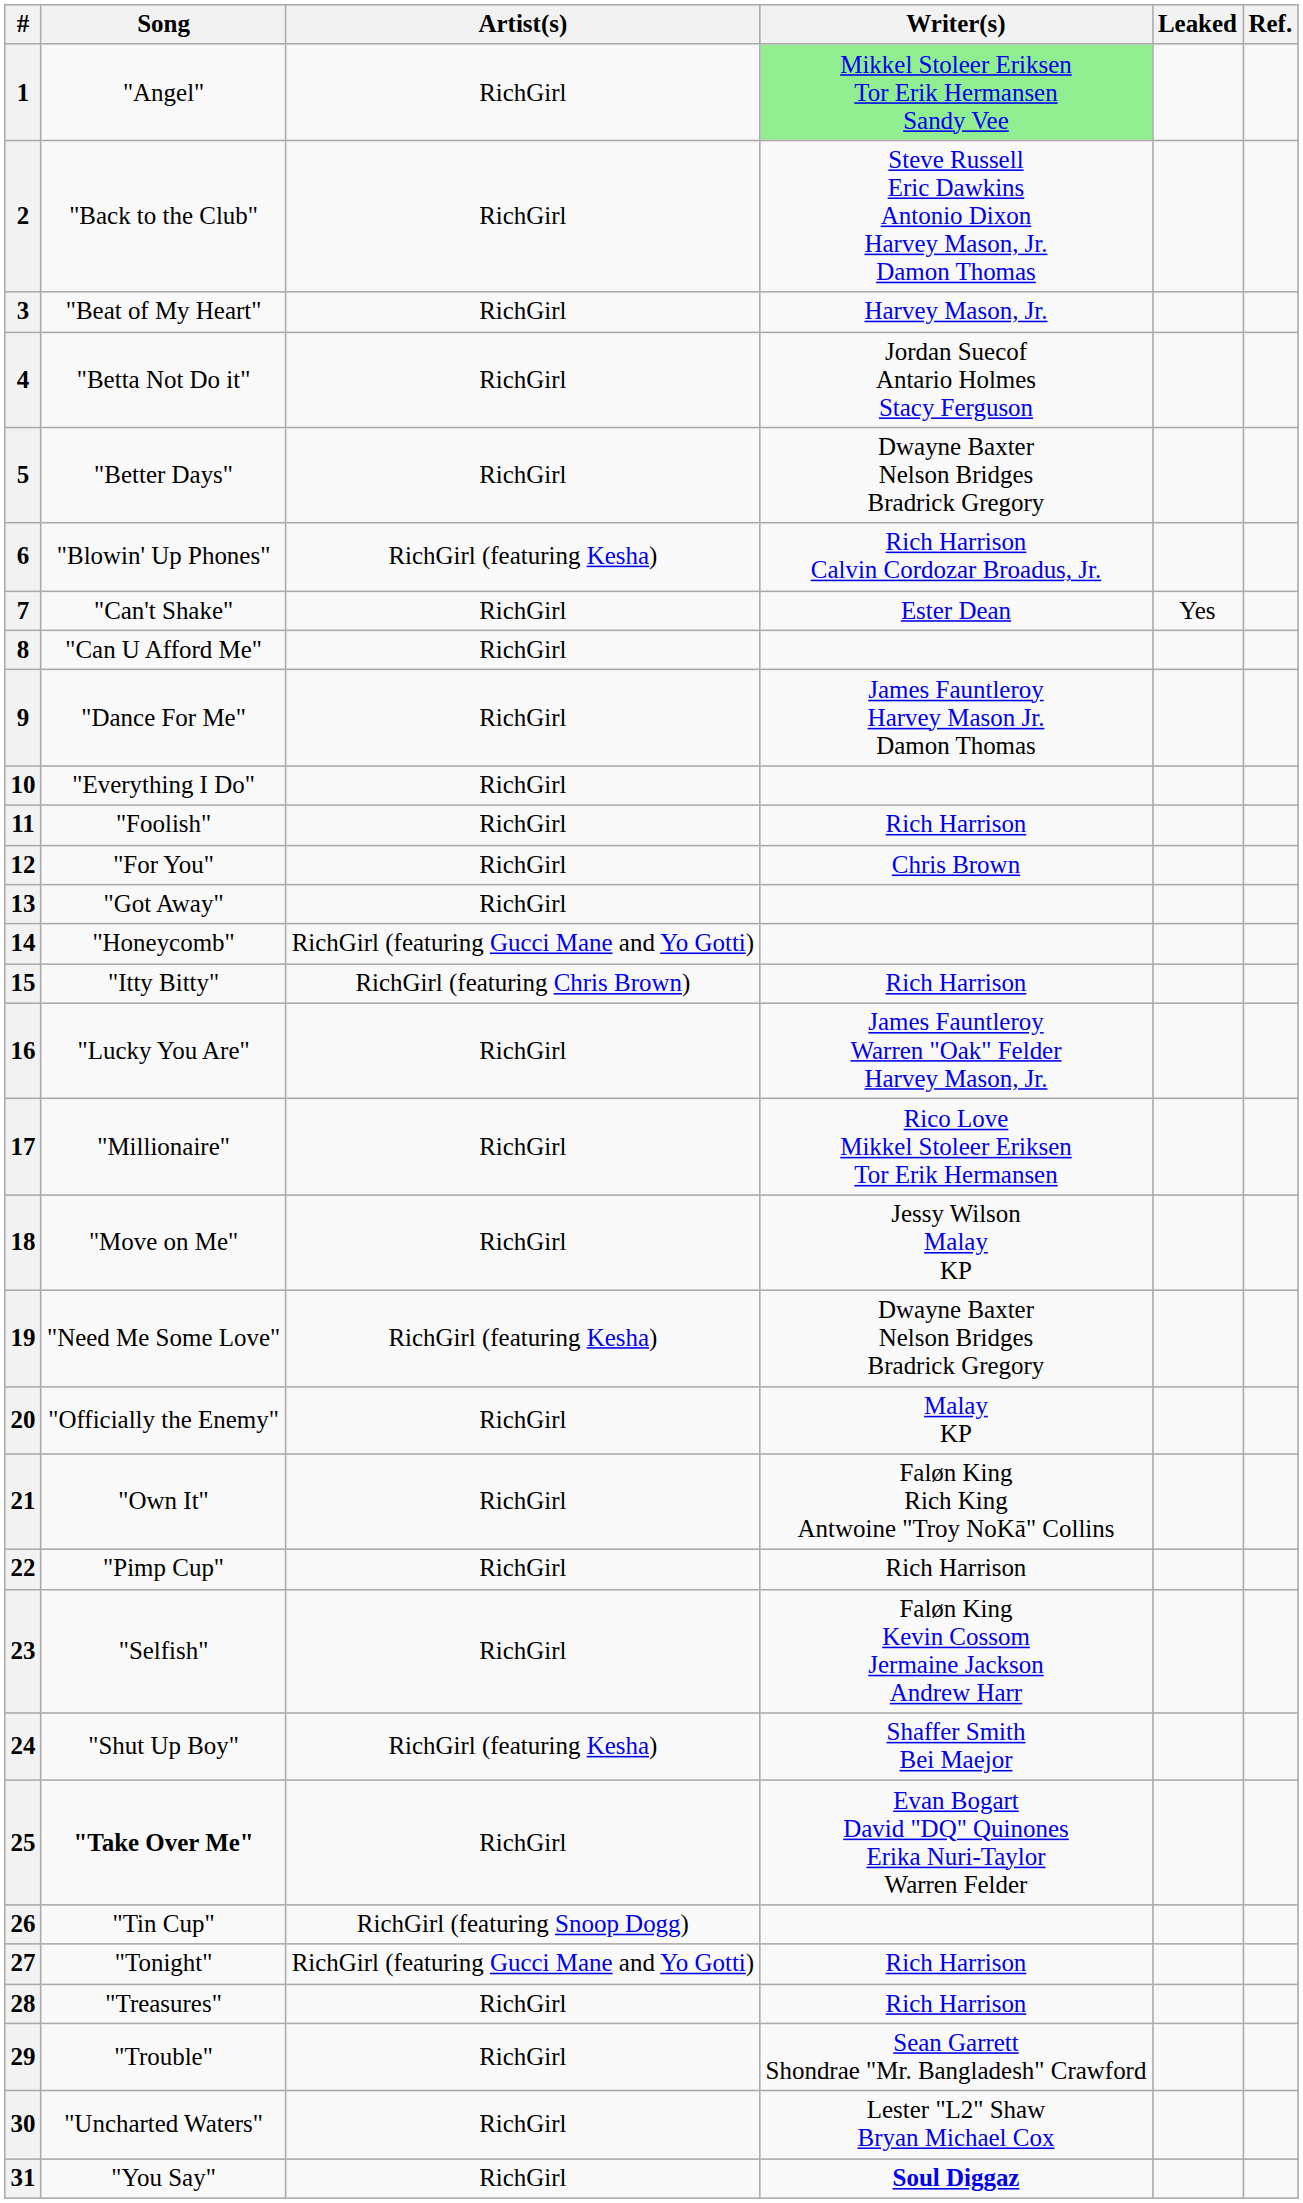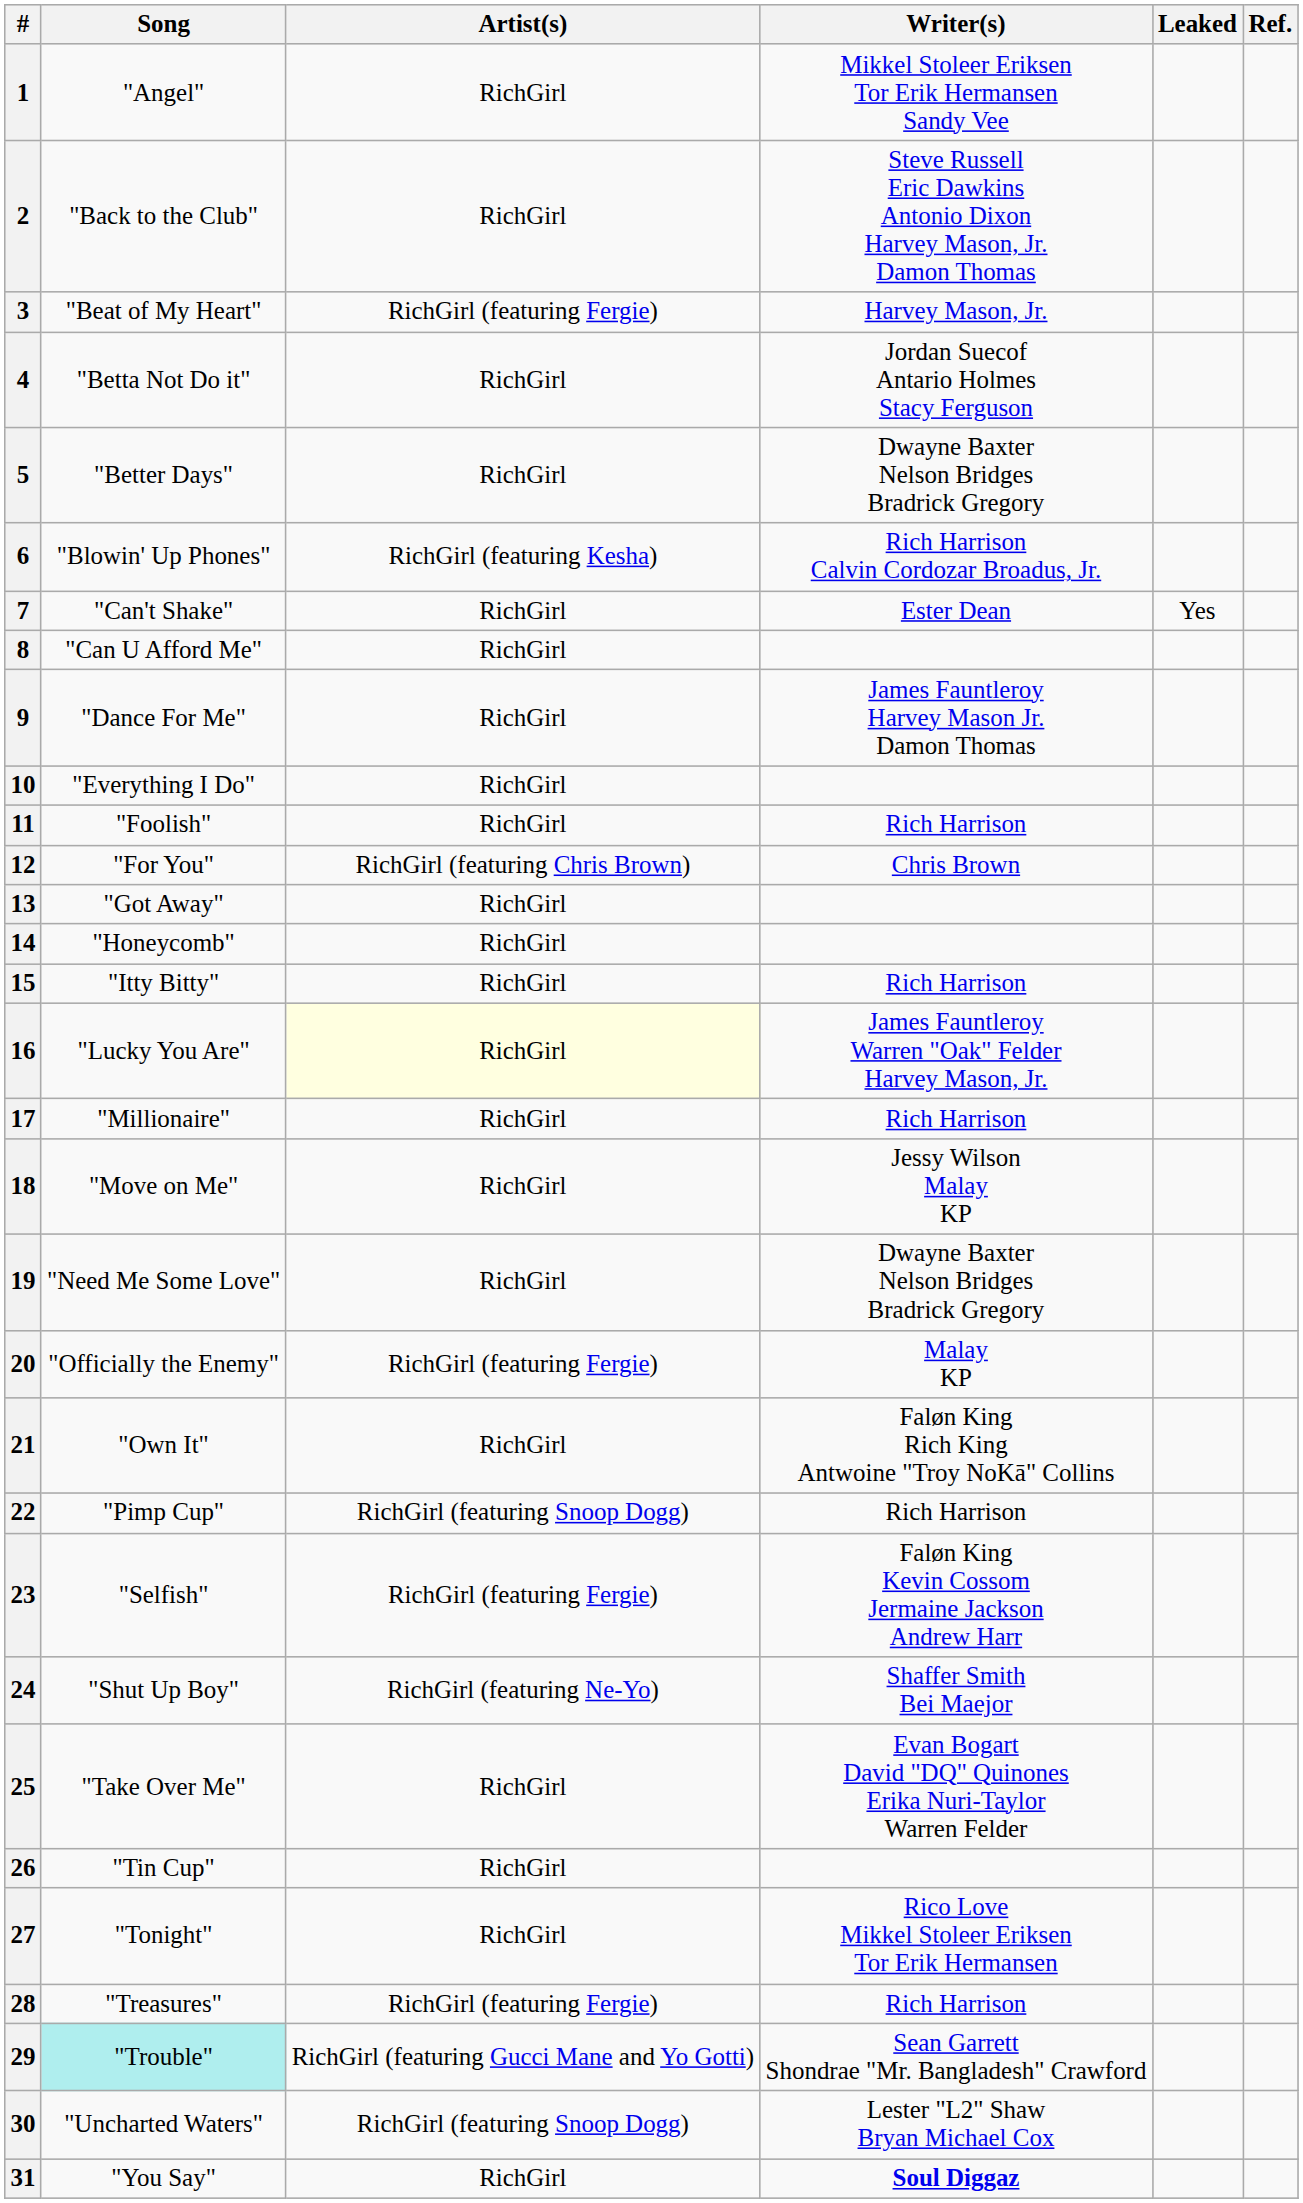(956, 91) lightgreen background -> (956, 91) no background
(523, 311) RichGirl -> (523, 311) RichGirl (featuring Fergie)
(523, 864) RichGirl -> (523, 864) RichGirl (featuring Chris Brown)
(523, 943) RichGirl (featuring Gucci Mane and Yo Gotti) -> (523, 943) RichGirl
(523, 983) RichGirl (featuring Chris Brown) -> (523, 983) RichGirl
(523, 1050) no background -> (523, 1050) lightyellow background
(956, 1146) Rico Love Mikkel Stoleer Eriksen Tor Erik Hermansen -> (956, 1118) Rich Harrison
(523, 1338) RichGirl (featuring Kesha) -> (523, 1281) RichGirl
(523, 1419) RichGirl -> (523, 1363) RichGirl (featuring Fergie)
(523, 1569) RichGirl -> (523, 1512) RichGirl (featuring Snoop Dogg)
(523, 1650) RichGirl -> (523, 1594) RichGirl (featuring Fergie)
(523, 1746) RichGirl (featuring Kesha) -> (523, 1690) RichGirl (featuring Ne-Yo)
(164, 1842) bold -> (164, 1786) normal
(523, 1923) RichGirl (featuring Snoop Dogg) -> (523, 1867) RichGirl
(523, 1963) RichGirl (featuring Gucci Mane and Yo Gotti) -> (523, 1935) RichGirl
(956, 1963) Rich Harrison -> (956, 1935) Rico Love Mikkel Stoleer Eriksen Tor Erik Hermansen
(523, 2003) RichGirl -> (523, 2003) RichGirl (featuring Fergie)
(164, 2056) no background -> (164, 2056) paleturquoise background
(523, 2056) RichGirl -> (523, 2056) RichGirl (featuring Gucci Mane and Yo Gotti)
(523, 2124) RichGirl -> (523, 2124) RichGirl (featuring Snoop Dogg)
